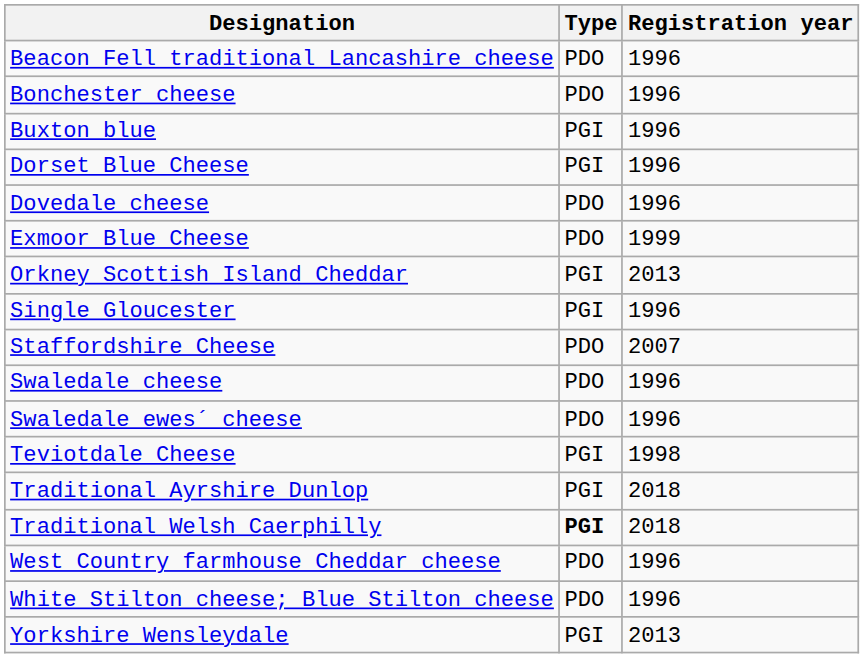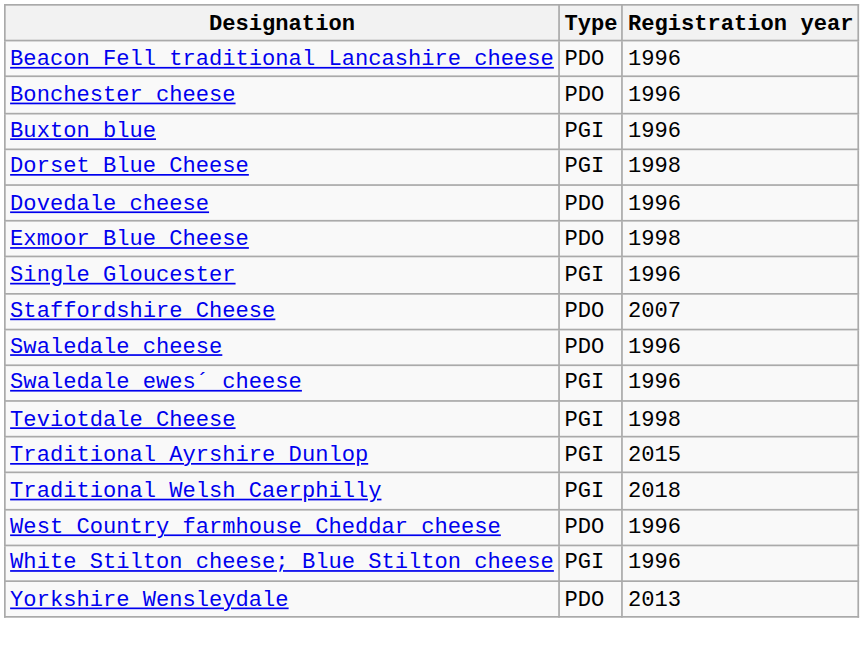(655, 167) 1996 -> (655, 167) 1998
(655, 239) 1999 -> (655, 239) 1998
- row: (209, 275)
(584, 419) PDO -> (584, 383) PGI
(655, 491) 2018 -> (655, 455) 2015
(584, 527) bold -> (584, 491) normal
(584, 599) PDO -> (584, 563) PGI
(584, 635) PGI -> (584, 599) PDO
